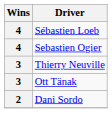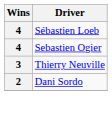- row: (56, 82)
